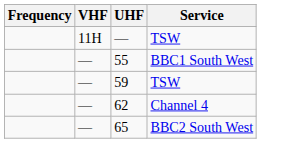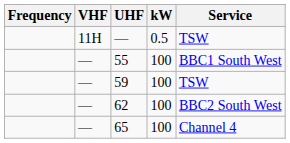+ column: (161, 15)
(179, 104) Channel 4 -> (230, 104) BBC2 South West
(202, 127) BBC2 South West -> (208, 127) Channel 4
